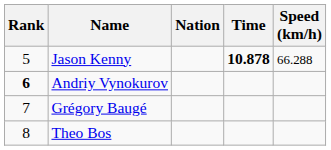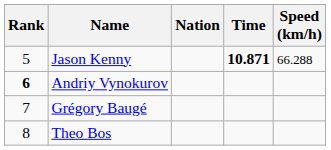(249, 58) 10.878 -> (249, 58) 10.871
